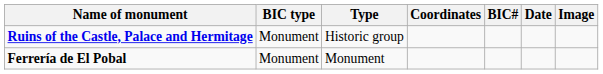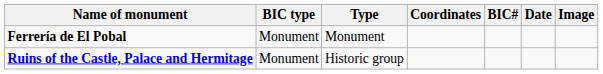rows swapped: (67, 58) <-> (130, 36)
